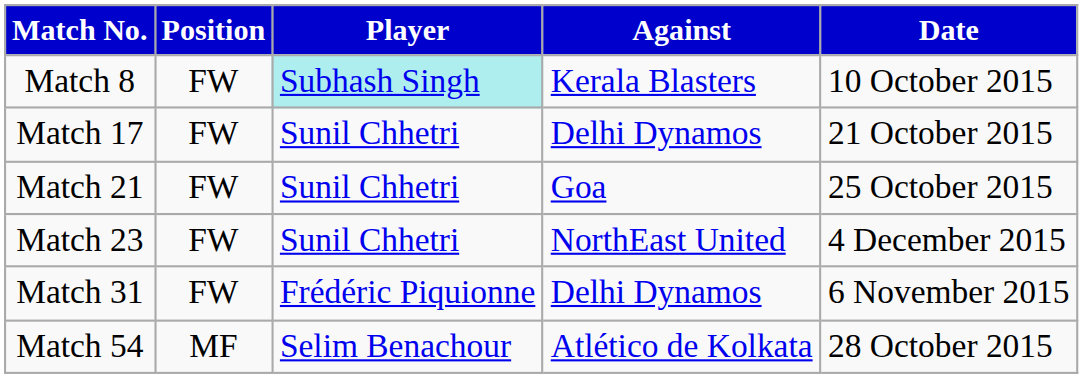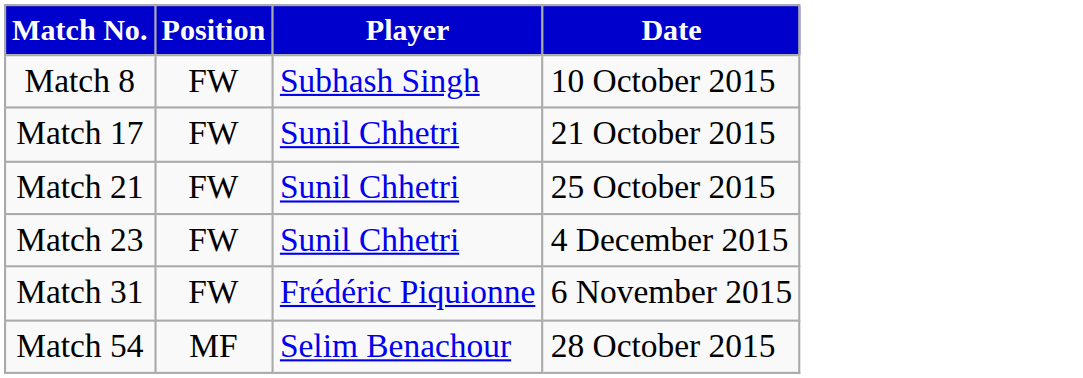- column: (682, 29)
(380, 80) paleturquoise background -> (380, 80) no background
